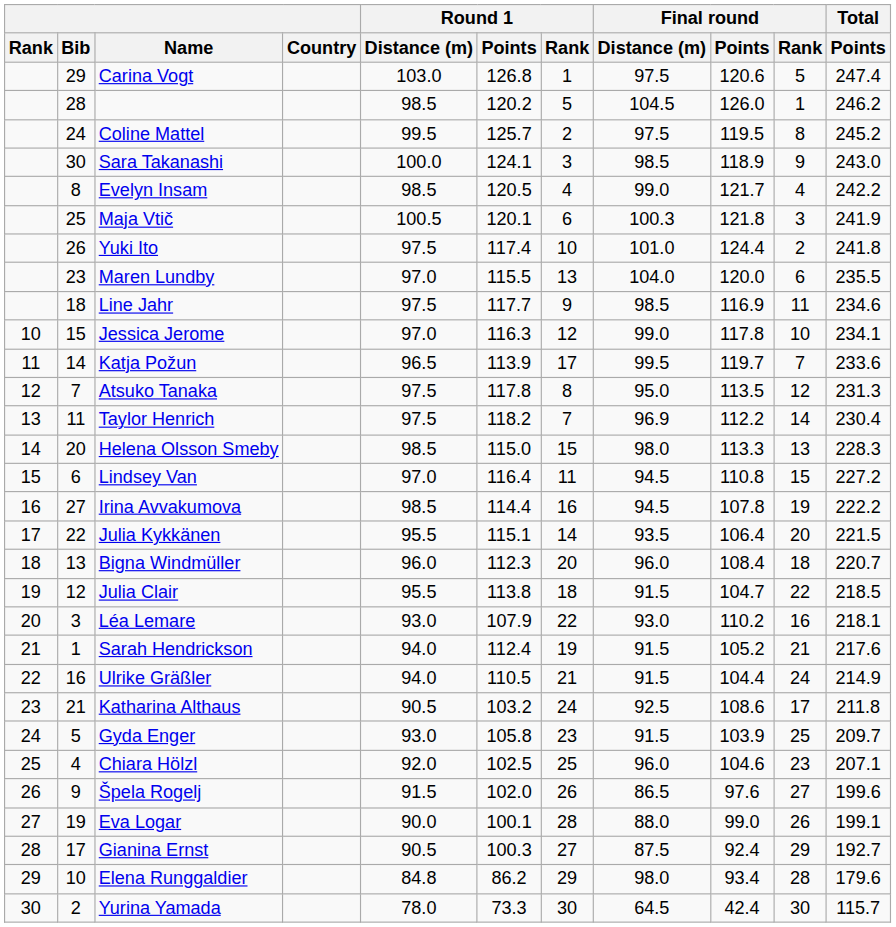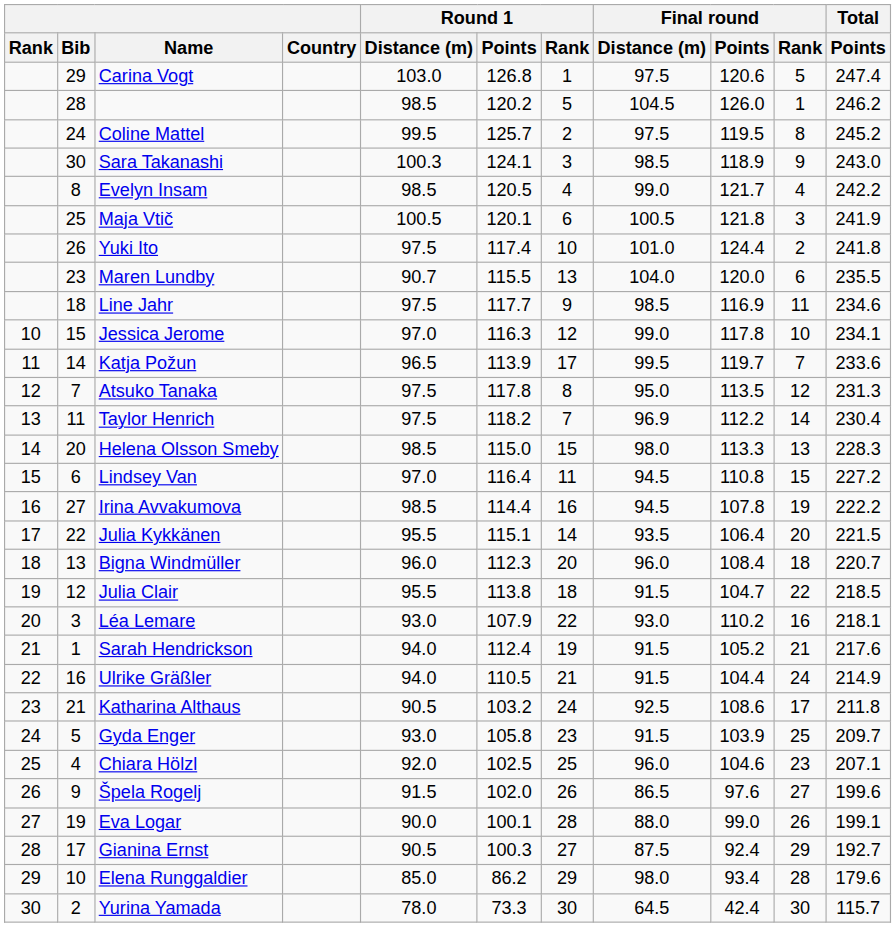(419, 162) 100.0 -> (419, 162) 100.3
(652, 219) 100.3 -> (652, 219) 100.5
(419, 276) 97.0 -> (419, 276) 90.7
(419, 879) 84.8 -> (419, 879) 85.0
